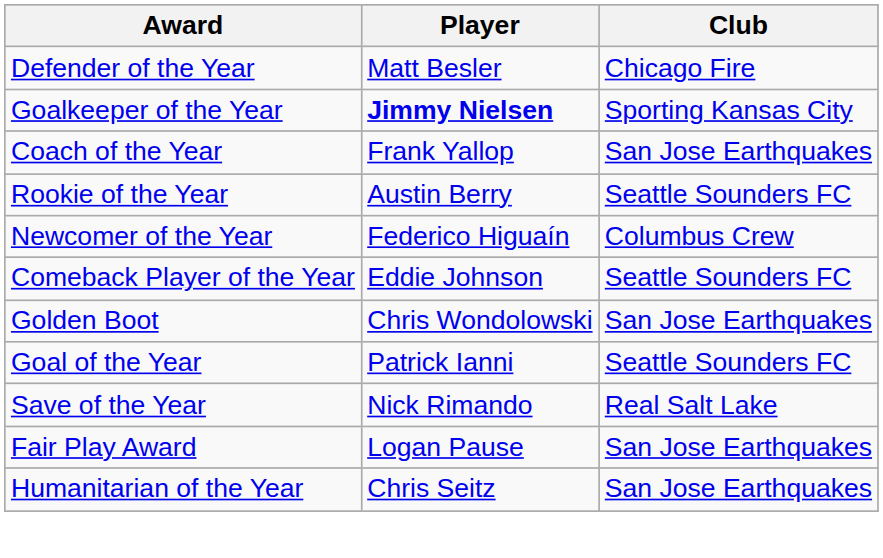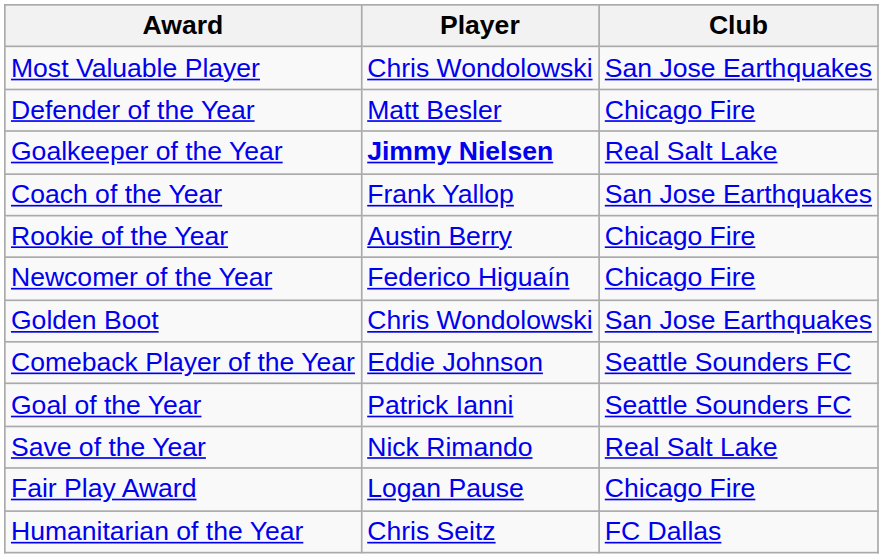+ row: (135, 67)
(729, 109) Sporting Kansas City -> (691, 151) Real Salt Lake
(728, 194) Seattle Sounders FC -> (680, 236) Chicago Fire
(699, 236) Columbus Crew -> (680, 278) Chicago Fire
rows swapped: (183, 278) <-> (85, 320)
(738, 446) San Jose Earthquakes -> (680, 488) Chicago Fire
(738, 488) San Jose Earthquakes -> (663, 531) FC Dallas
